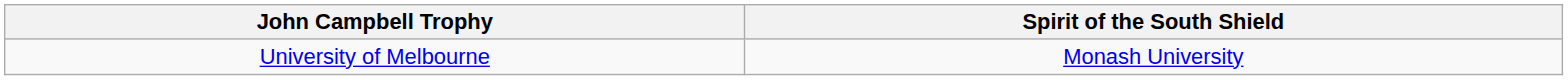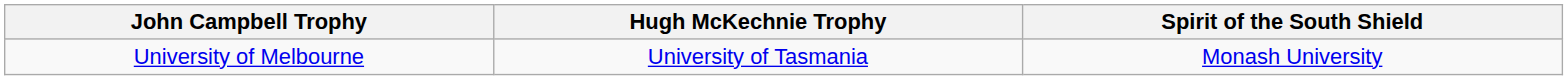+ column: (758, 21)
